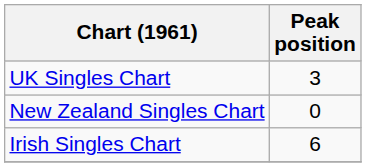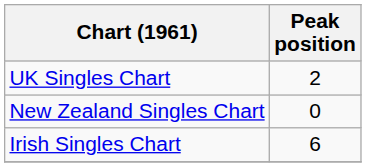(315, 77) 3 -> (315, 77) 2
